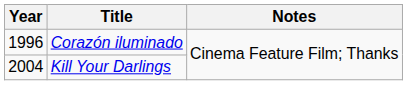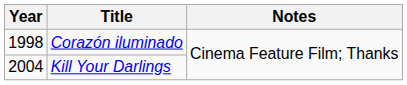(26, 42) 1996 -> (26, 42) 1998
